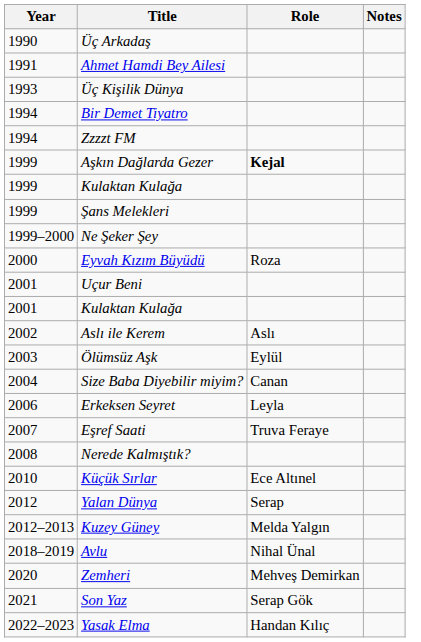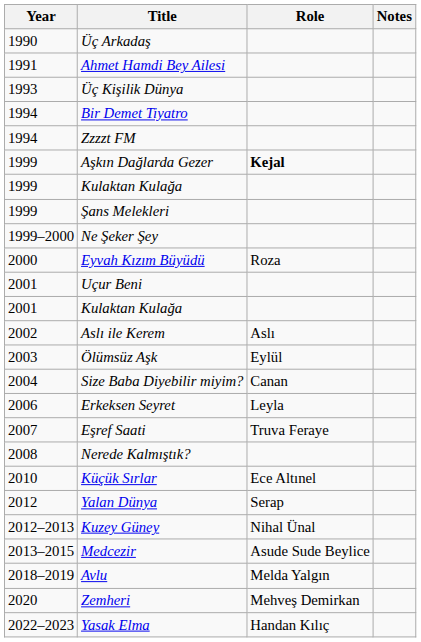(290, 527) Melda Yalgın -> (283, 527) Nihal Ünal
+ row: (41, 551)
(283, 551) Nihal Ünal -> (290, 575) Melda Yalgın
- row: (23, 600)
